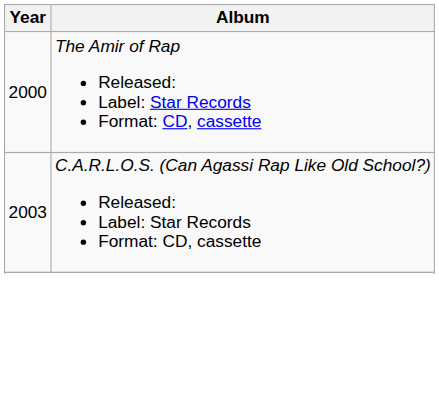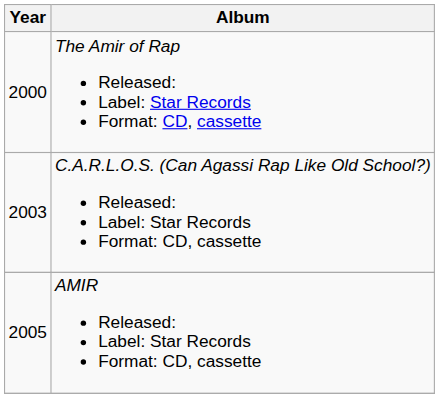+ row: (243, 324)
